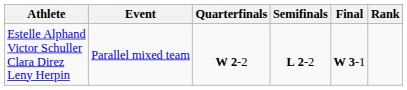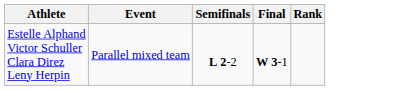- column: (231, 14)
